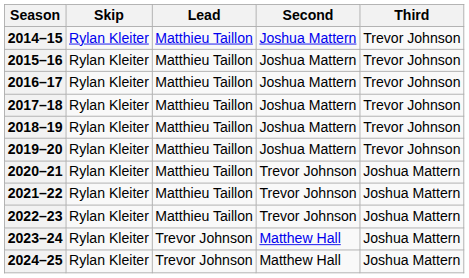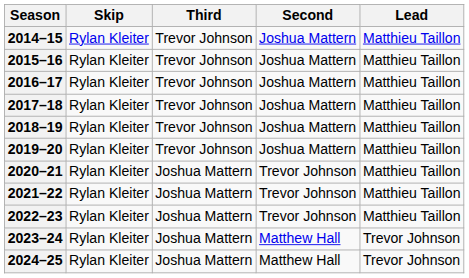columns swapped: (412, 15) <-> (204, 15)
